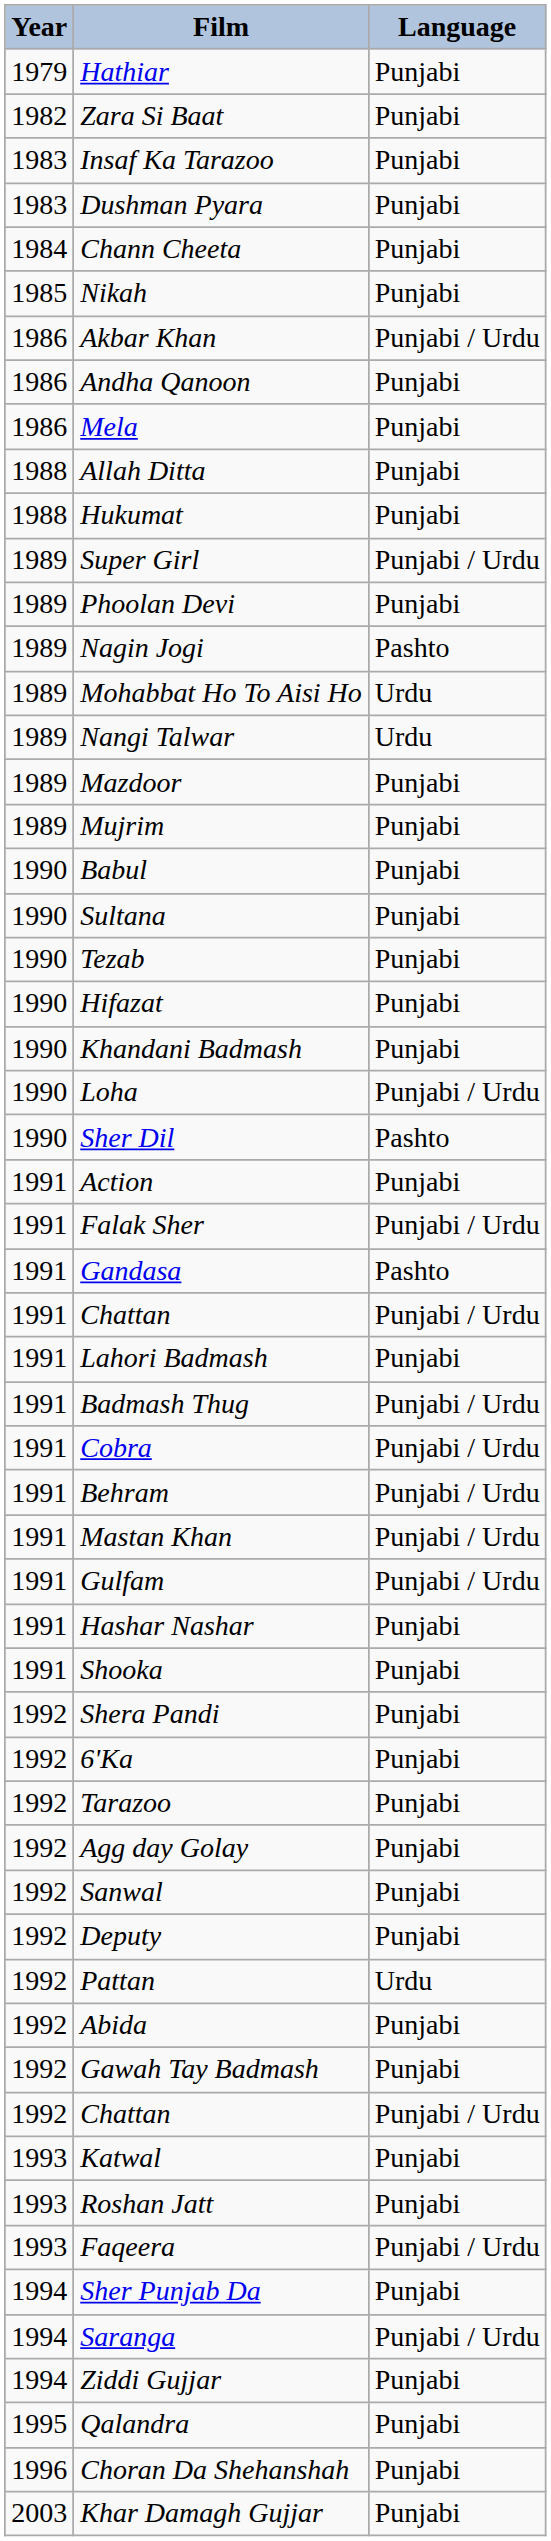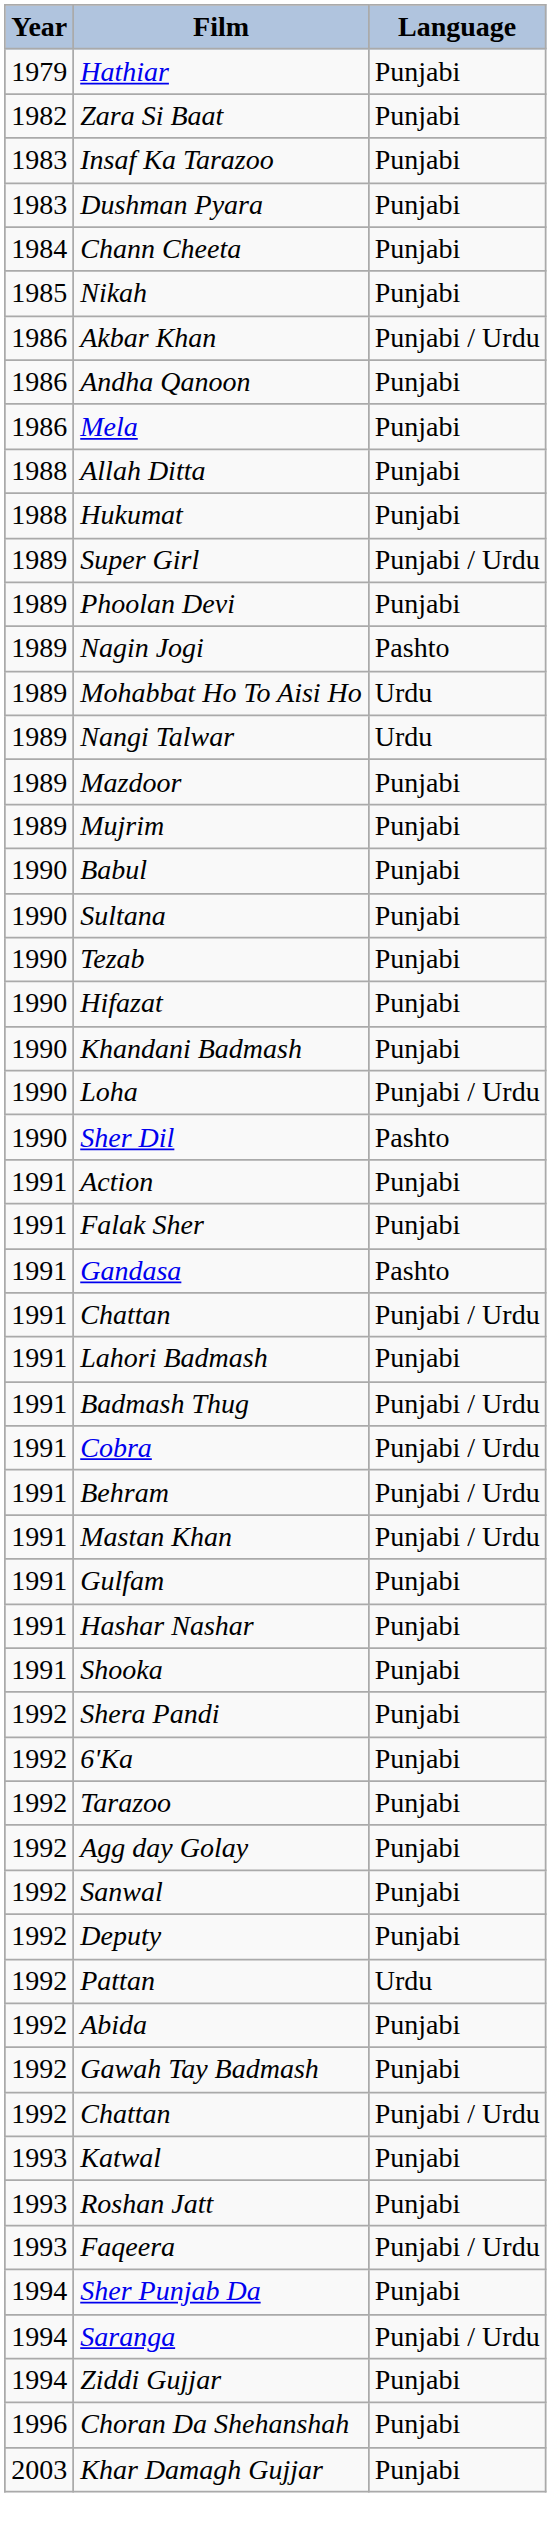(457, 1225) Punjabi / Urdu -> (418, 1225) Punjabi
(457, 1580) Punjabi / Urdu -> (418, 1580) Punjabi
- row: (39, 2424)
